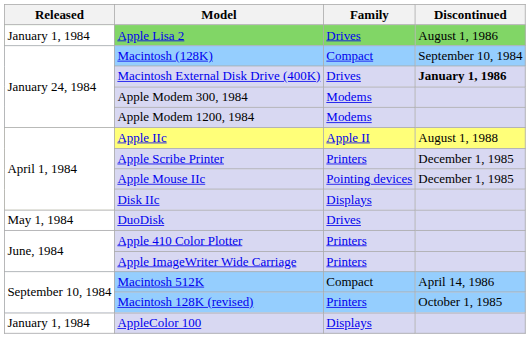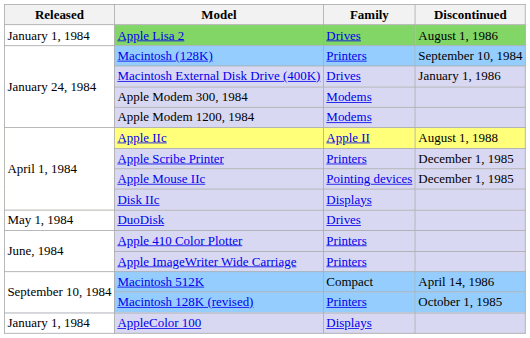(350, 55) Compact -> (347, 55) Printers
(462, 76) bold -> (460, 76) normal
